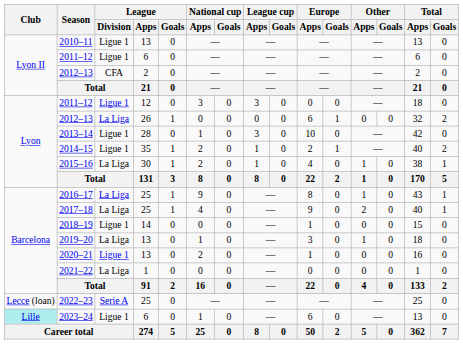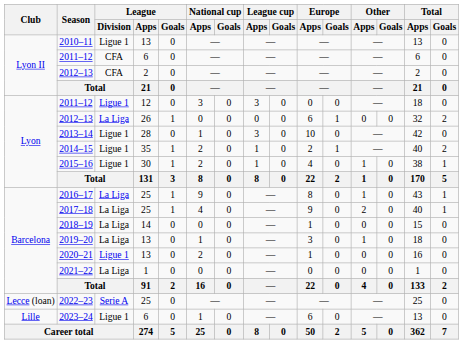(114, 57) Ligue 1 -> (114, 57) CFA
(114, 164) La Liga -> (114, 164) Ligue 1
(114, 225) Ligue 1 -> (114, 225) La Liga
(31, 316) paleturquoise background -> (31, 316) no background
